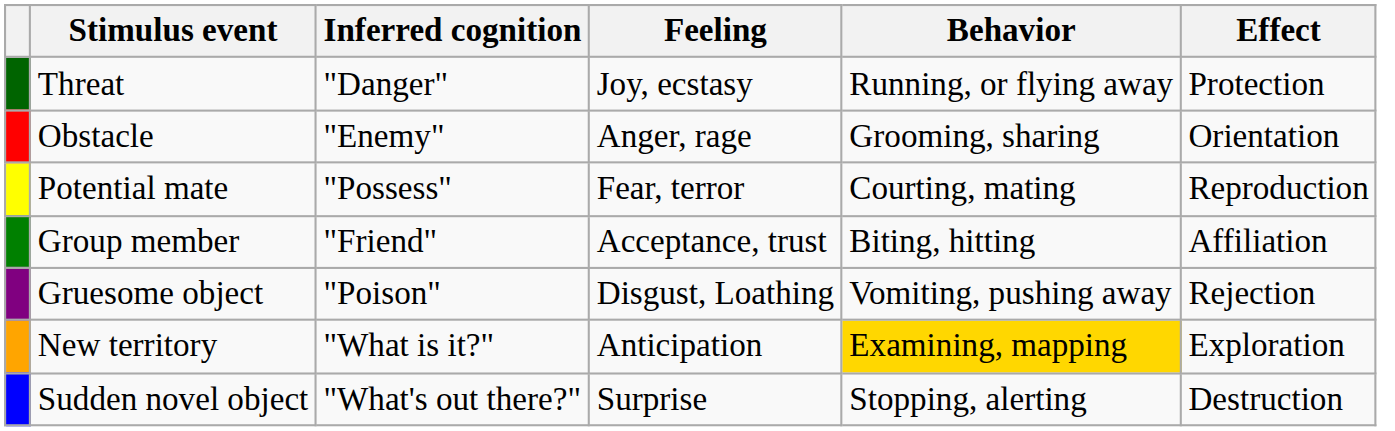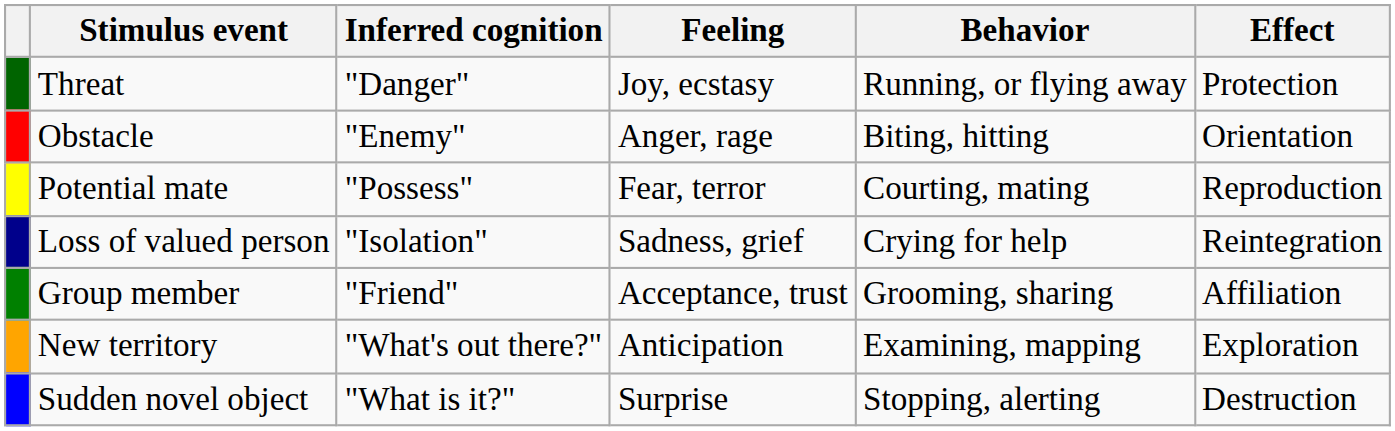(974, 135) Grooming, sharing -> (956, 135) Biting, hitting
+ row: (184, 240)
(942, 240) Biting, hitting -> (988, 293) Grooming, sharing
- row: (151, 293)
(409, 345) "What is it?" -> (473, 345) "What's out there?"
(988, 345) gold background -> (1002, 345) no background
(452, 398) "What's out there?" -> (430, 398) "What is it?"
